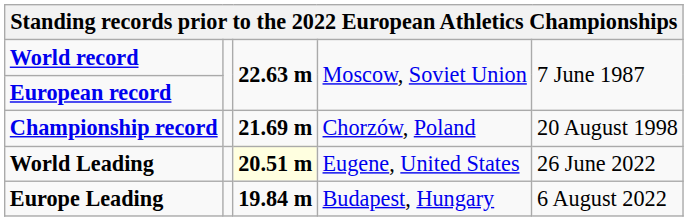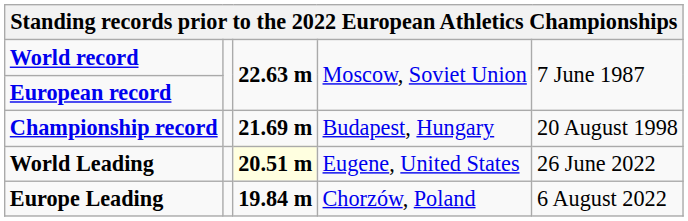(399, 127) Chorzów, Poland -> (408, 127) Budapest, Hungary
(408, 198) Budapest, Hungary -> (399, 198) Chorzów, Poland
